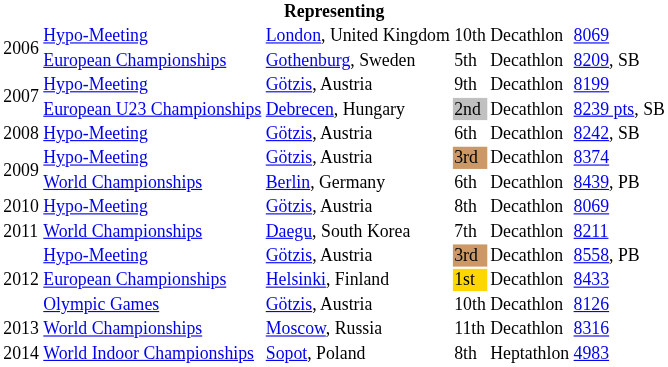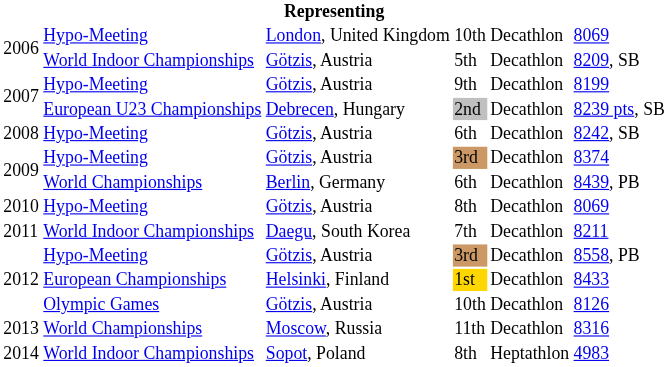(135, 60) European Championships -> (149, 60) World Indoor Championships
(341, 60) Gothenburg, Sweden -> (319, 60) Götzis, Austria
(123, 231) World Championships -> (149, 231) World Indoor Championships
